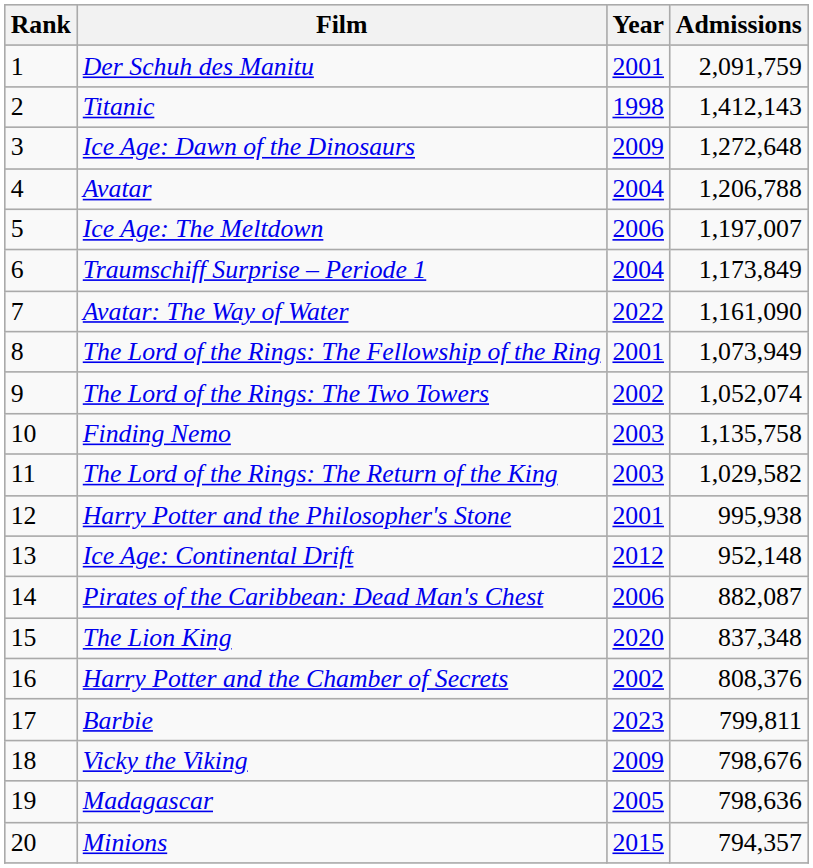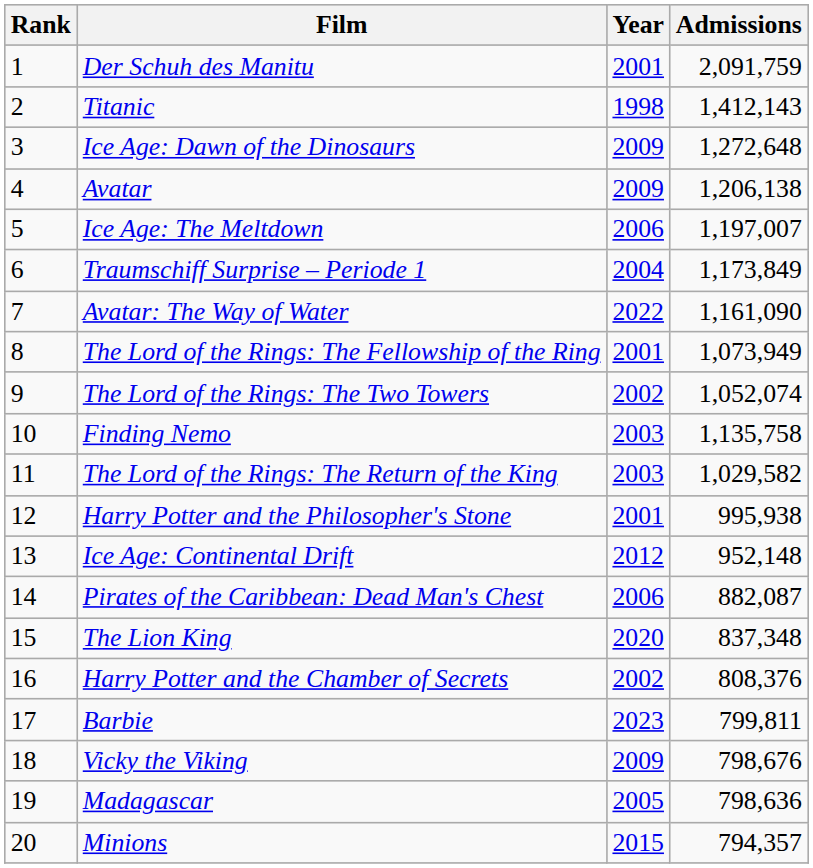(638, 188) 2004 -> (638, 188) 2009
(750, 188) 1,206,788 -> (750, 188) 1,206,138
